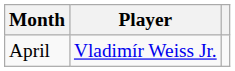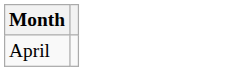- column: (145, 19)
